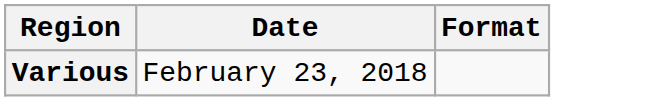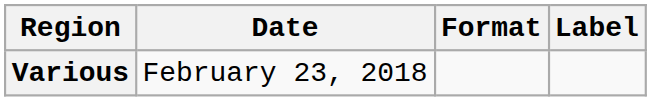+ column: (597, 28)
